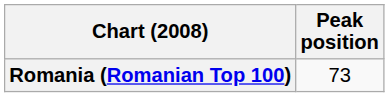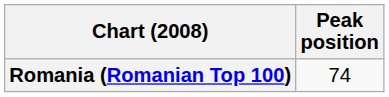(340, 75) 73 -> (340, 75) 74
